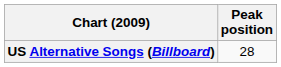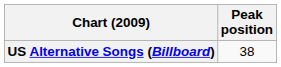(247, 51) 28 -> (247, 51) 38
